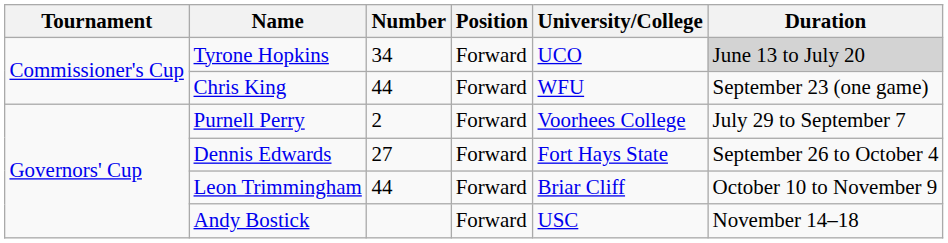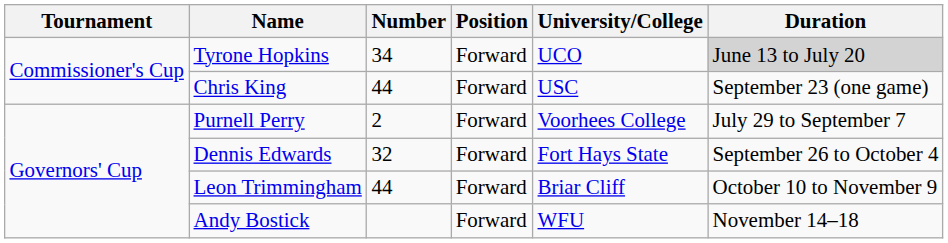(561, 87) WFU -> (558, 87) USC
(382, 154) 27 -> (382, 154) 32
(558, 220) USC -> (561, 220) WFU
